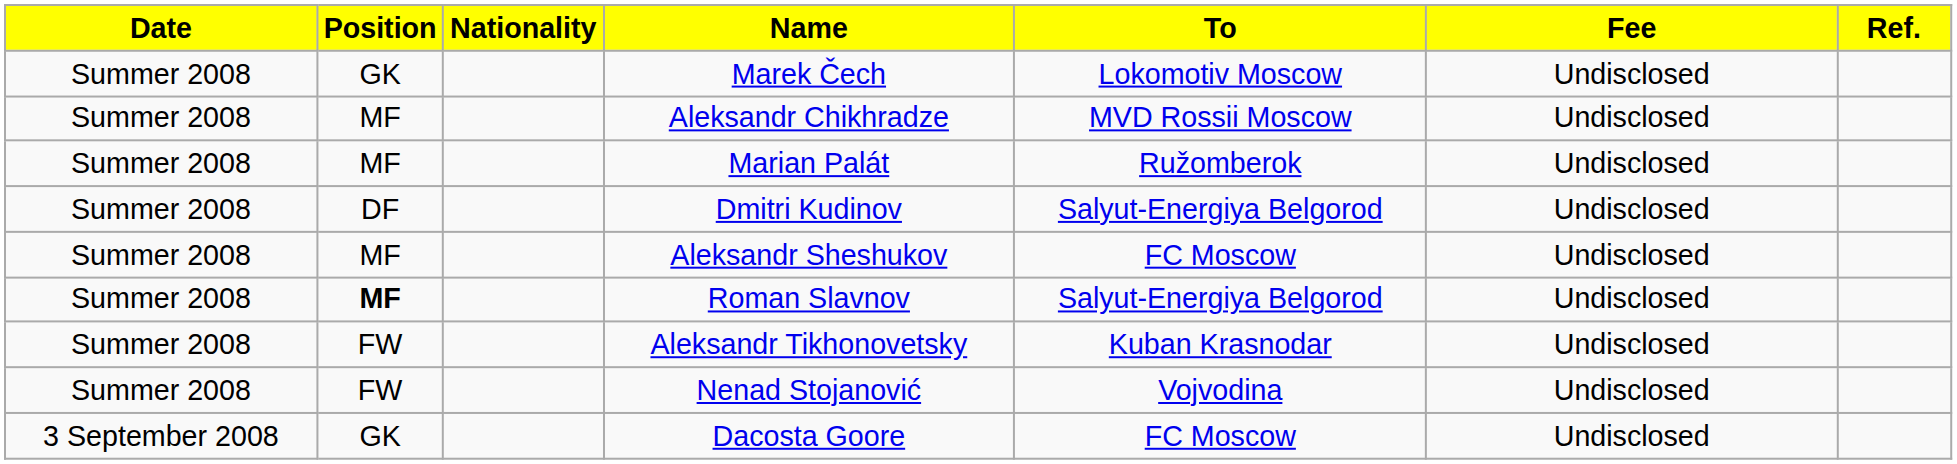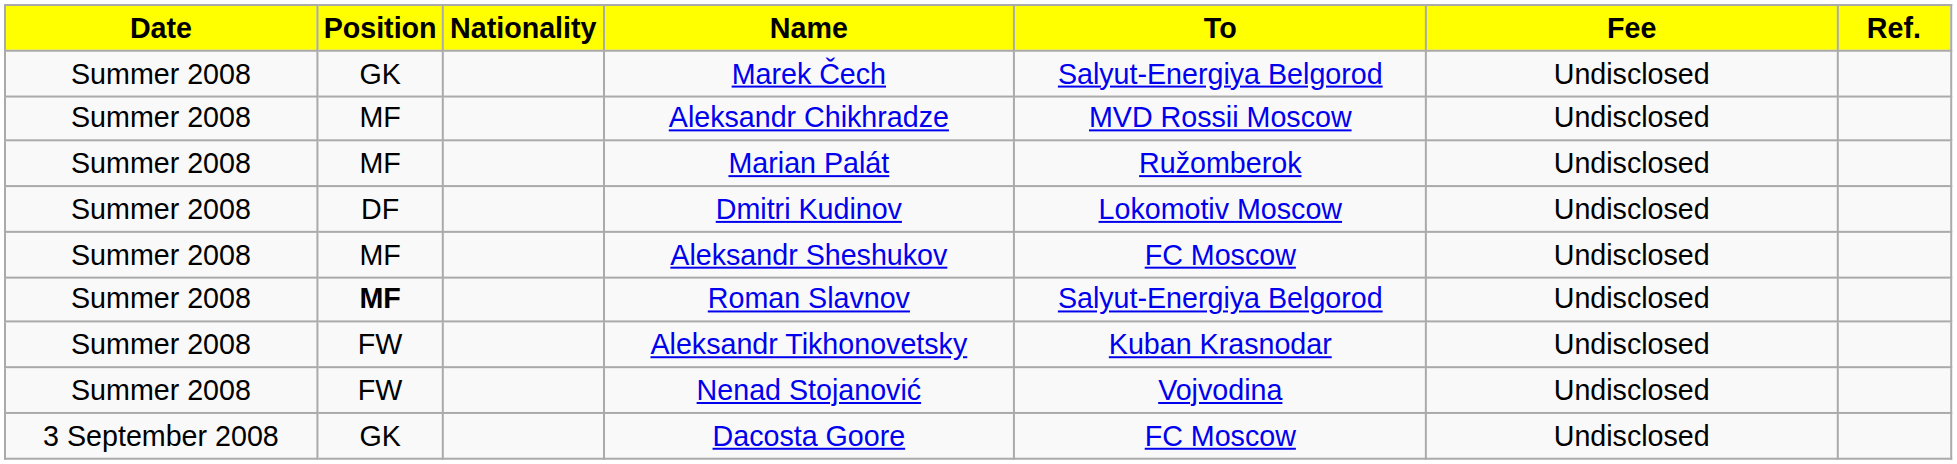(1220, 73) Lokomotiv Moscow -> (1220, 73) Salyut-Energiya Belgorod
(1220, 209) Salyut-Energiya Belgorod -> (1220, 209) Lokomotiv Moscow
